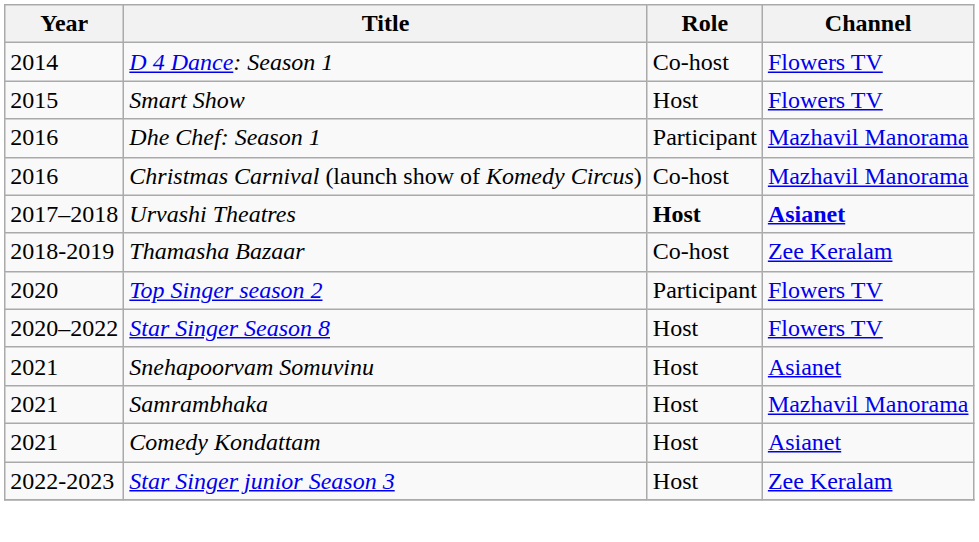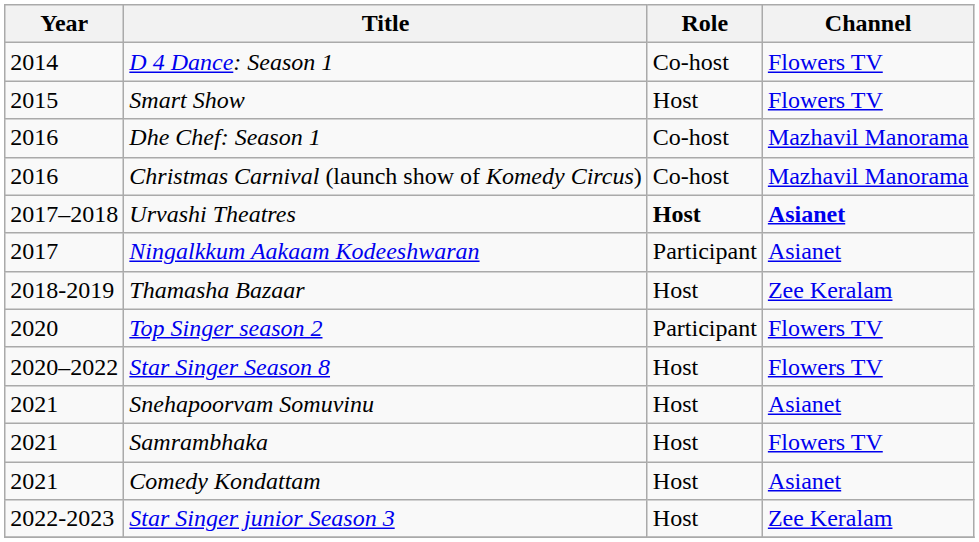(705, 137) Participant -> (691, 137) Co-host
+ row: (304, 251)
(691, 251) Co-host -> (676, 289) Host
(868, 404) Mazhavil Manorama -> (825, 442) Flowers TV
